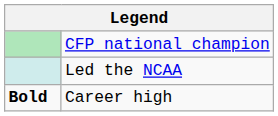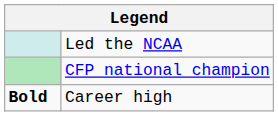rows swapped: (167, 44) <-> (124, 71)
